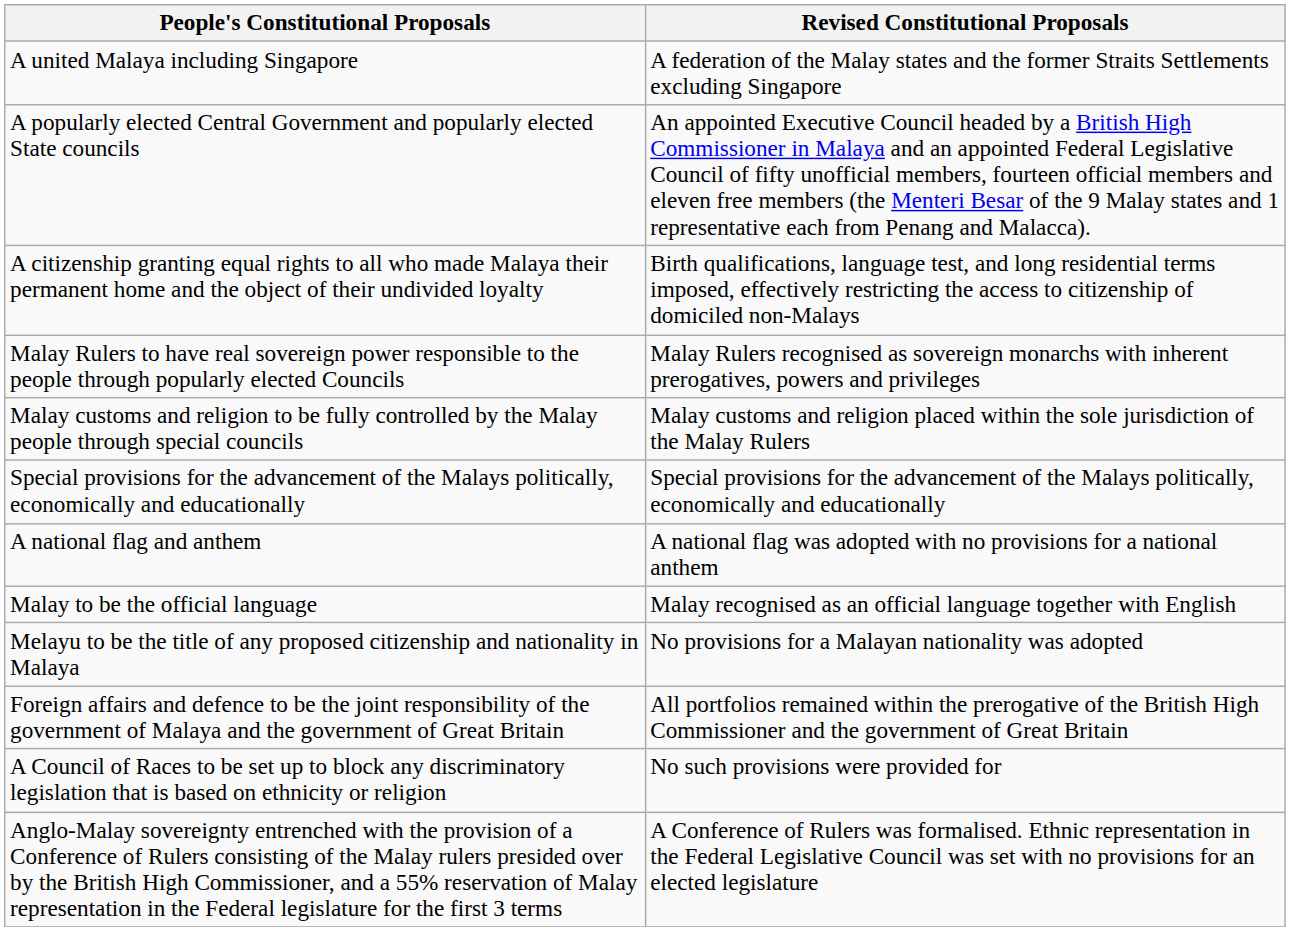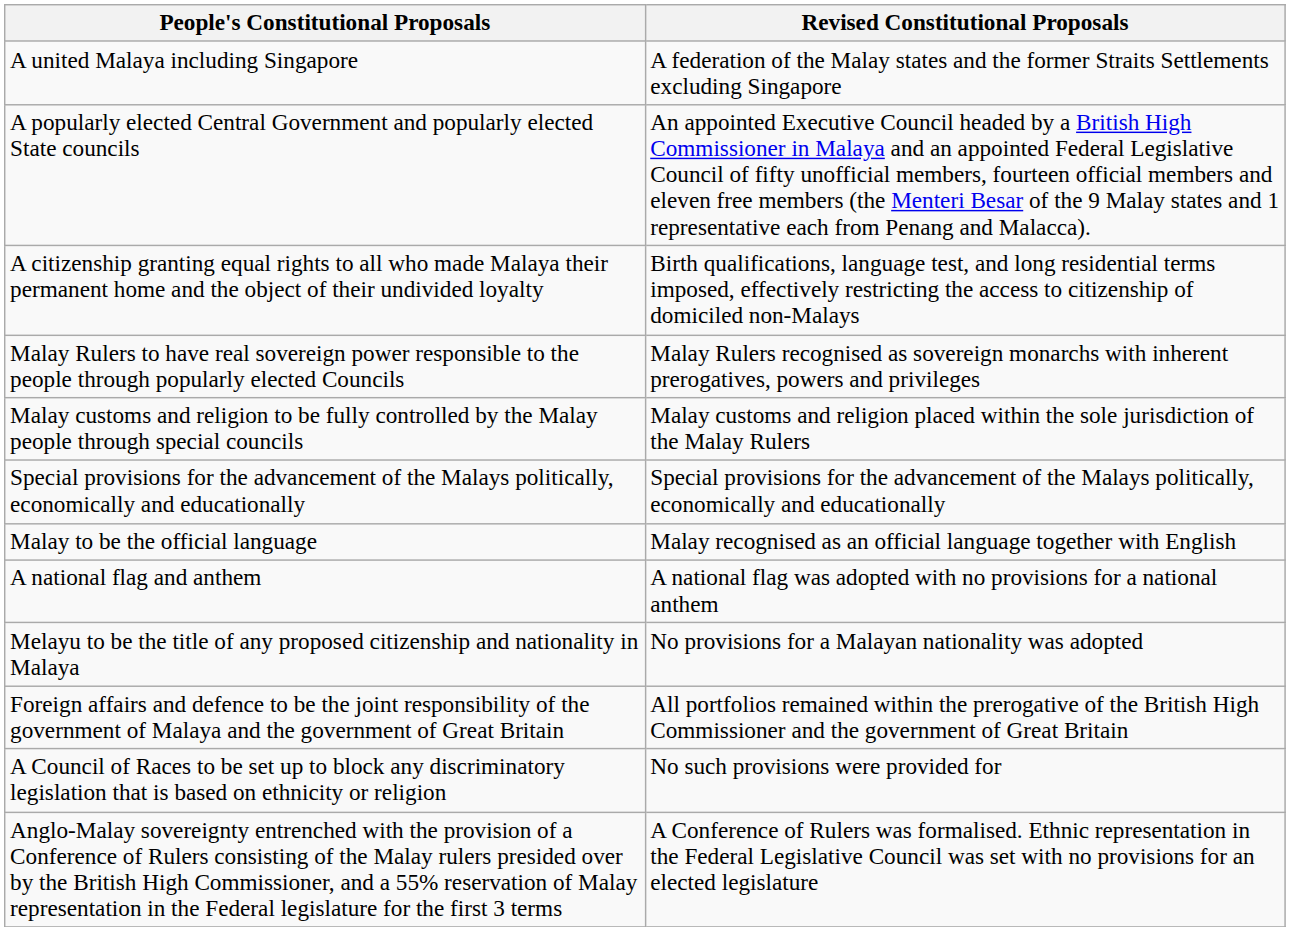rows swapped: (164, 604) <-> (136, 541)
